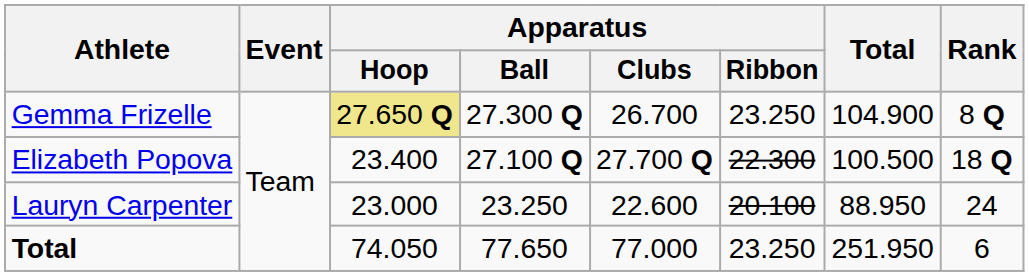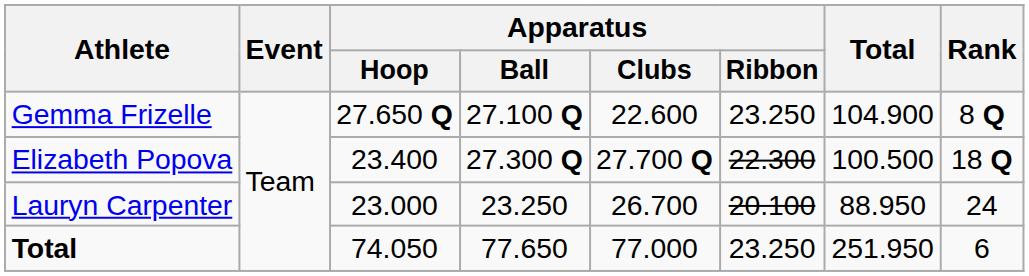(394, 115) khaki background -> (394, 115) no background
(524, 115) 27.300 Q -> (524, 115) 27.100 Q
(654, 115) 26.700 -> (654, 115) 22.600
(524, 160) 27.100 Q -> (524, 160) 27.300 Q
(654, 205) 22.600 -> (654, 205) 26.700
